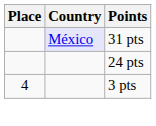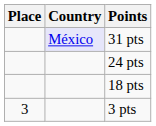+ row: (126, 86)
(25, 86) 4 -> (25, 109) 3
